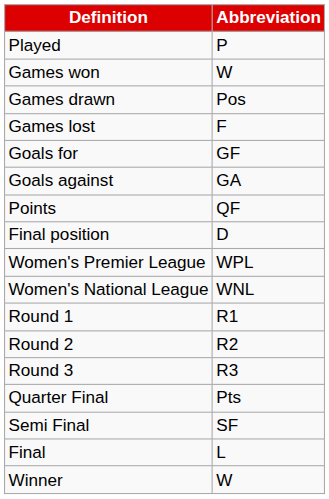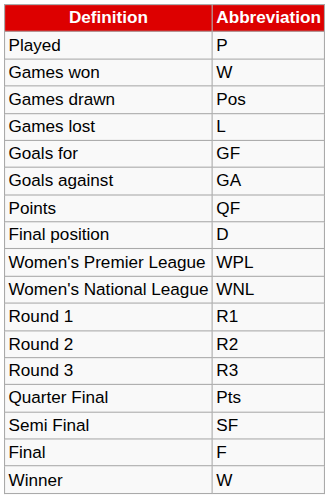(222, 126) F -> (221, 126) L
(221, 452) L -> (222, 452) F
